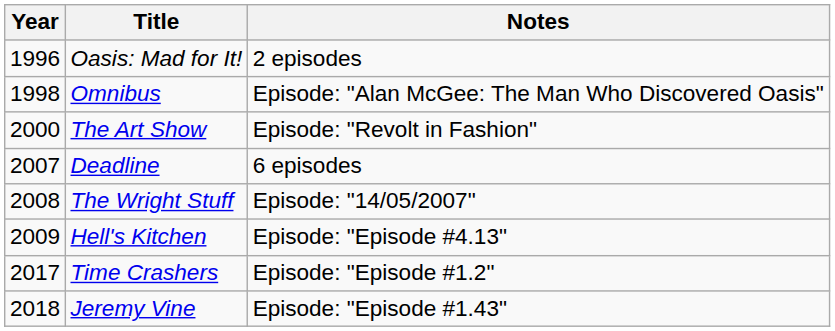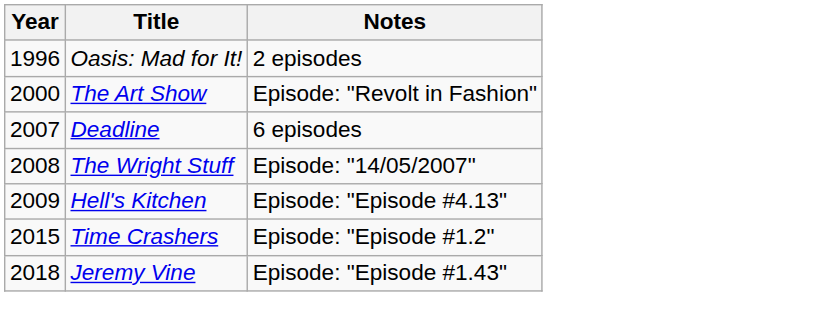- row: (116, 93)
(35, 272) 2017 -> (35, 237) 2015
